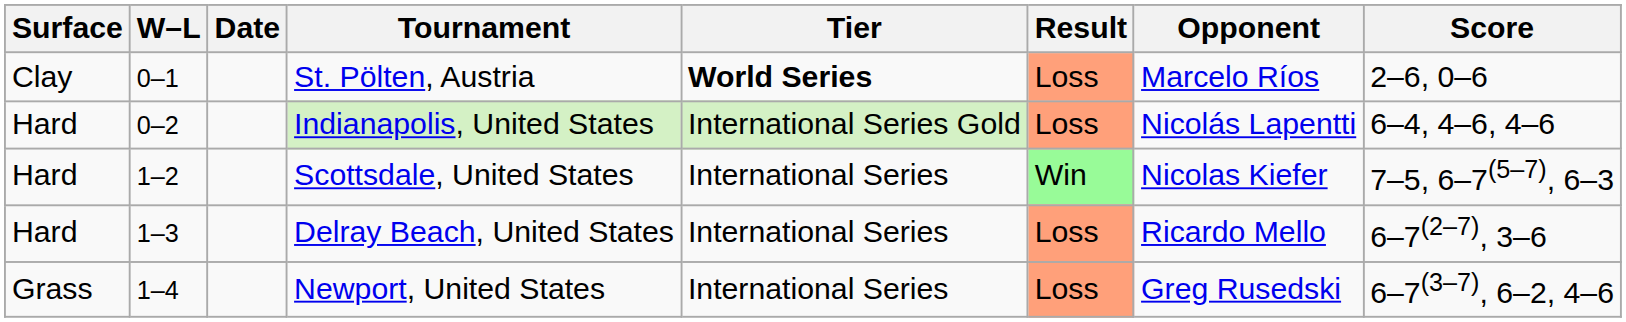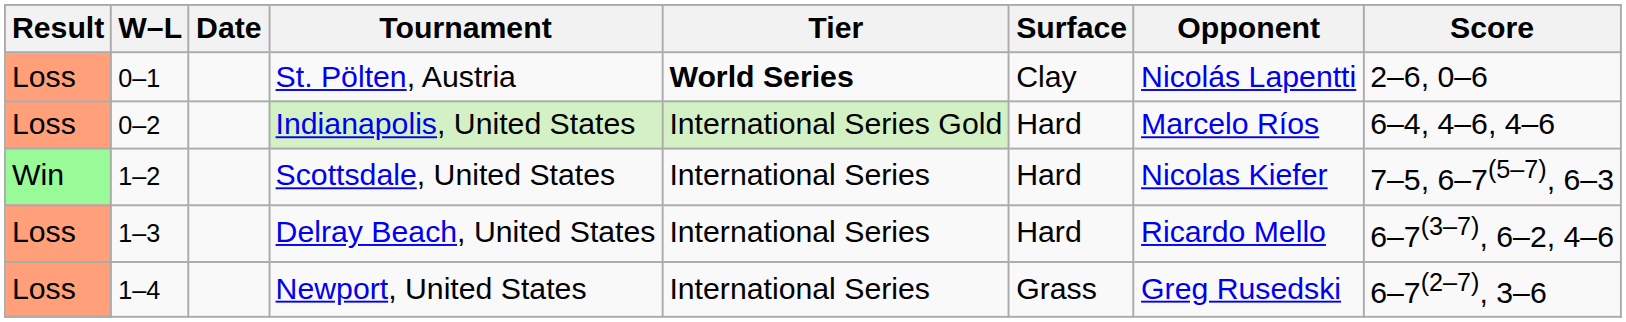columns swapped: (1081, 28) <-> (67, 28)
(1230, 76) Marcelo Ríos -> (1249, 76) Nicolás Lapentti
(1249, 124) Nicolás Lapentti -> (1230, 124) Marcelo Ríos
(1458, 232) 6–7(2–7), 3–6 -> (1492, 232) 6–7(3–7), 6–2, 4–6
(1492, 288) 6–7(3–7), 6–2, 4–6 -> (1458, 288) 6–7(2–7), 3–6
